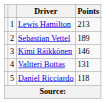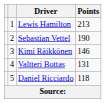(84, 37) 189 -> (84, 37) 190
